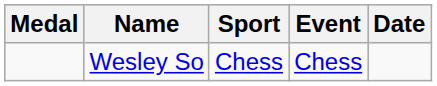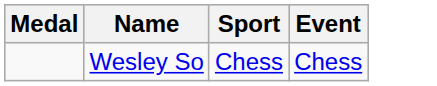- column: (399, 24)
